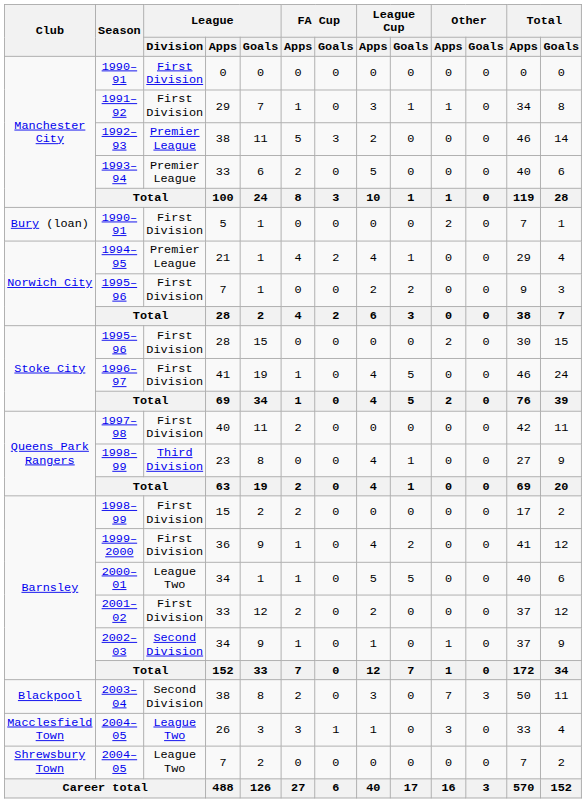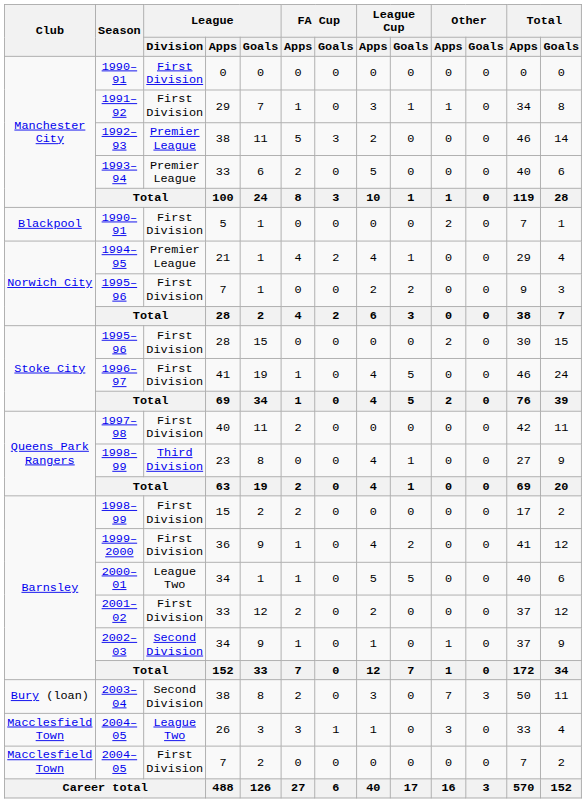(50, 224) Bury (loan) -> (50, 224) Blackpool
(50, 696) Blackpool -> (50, 696) Bury (loan)
(50, 762) Shrewsbury Town -> (50, 762) Macclesfield Town
(175, 762) League Two -> (175, 762) First Division
